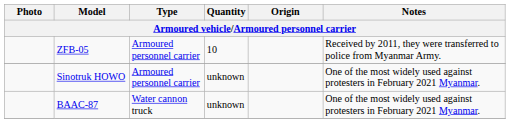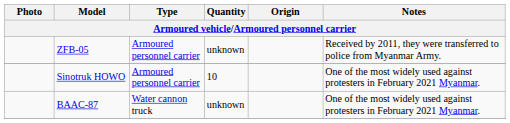(212, 50) 10 -> (226, 50) unknown
(226, 77) unknown -> (212, 77) 10
